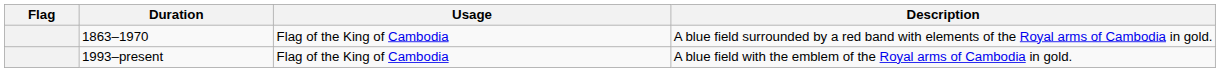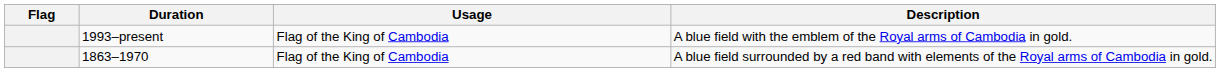rows swapped: (115, 36) <-> (123, 57)
